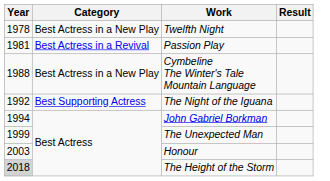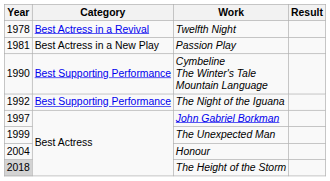(97, 29) Best Actress in a New Play -> (92, 29) Best Actress in a Revival
(92, 45) Best Actress in a Revival -> (97, 45) Best Actress in a New Play
(18, 73) 1988 -> (18, 73) 1990
(97, 73) Best Actress in a New Play -> (103, 73) Best Supporting Performance
(90, 102) Best Supporting Actress -> (103, 102) Best Supporting Performance
(18, 118) 1994 -> (18, 118) 1997
(18, 151) 2003 -> (18, 151) 2004
